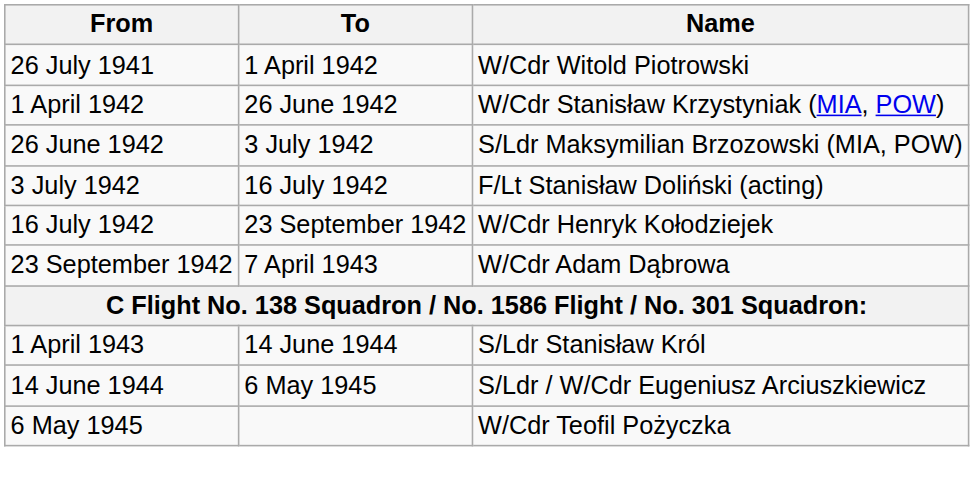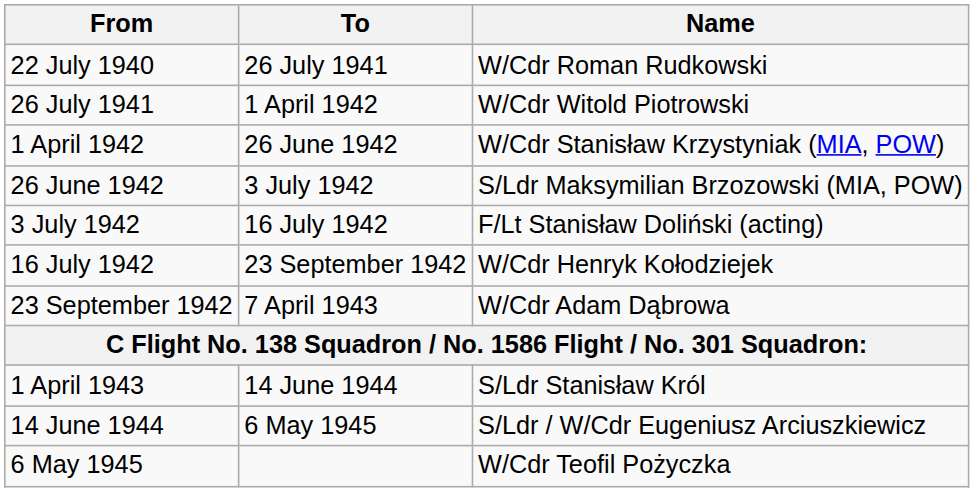+ row: (82, 64)
